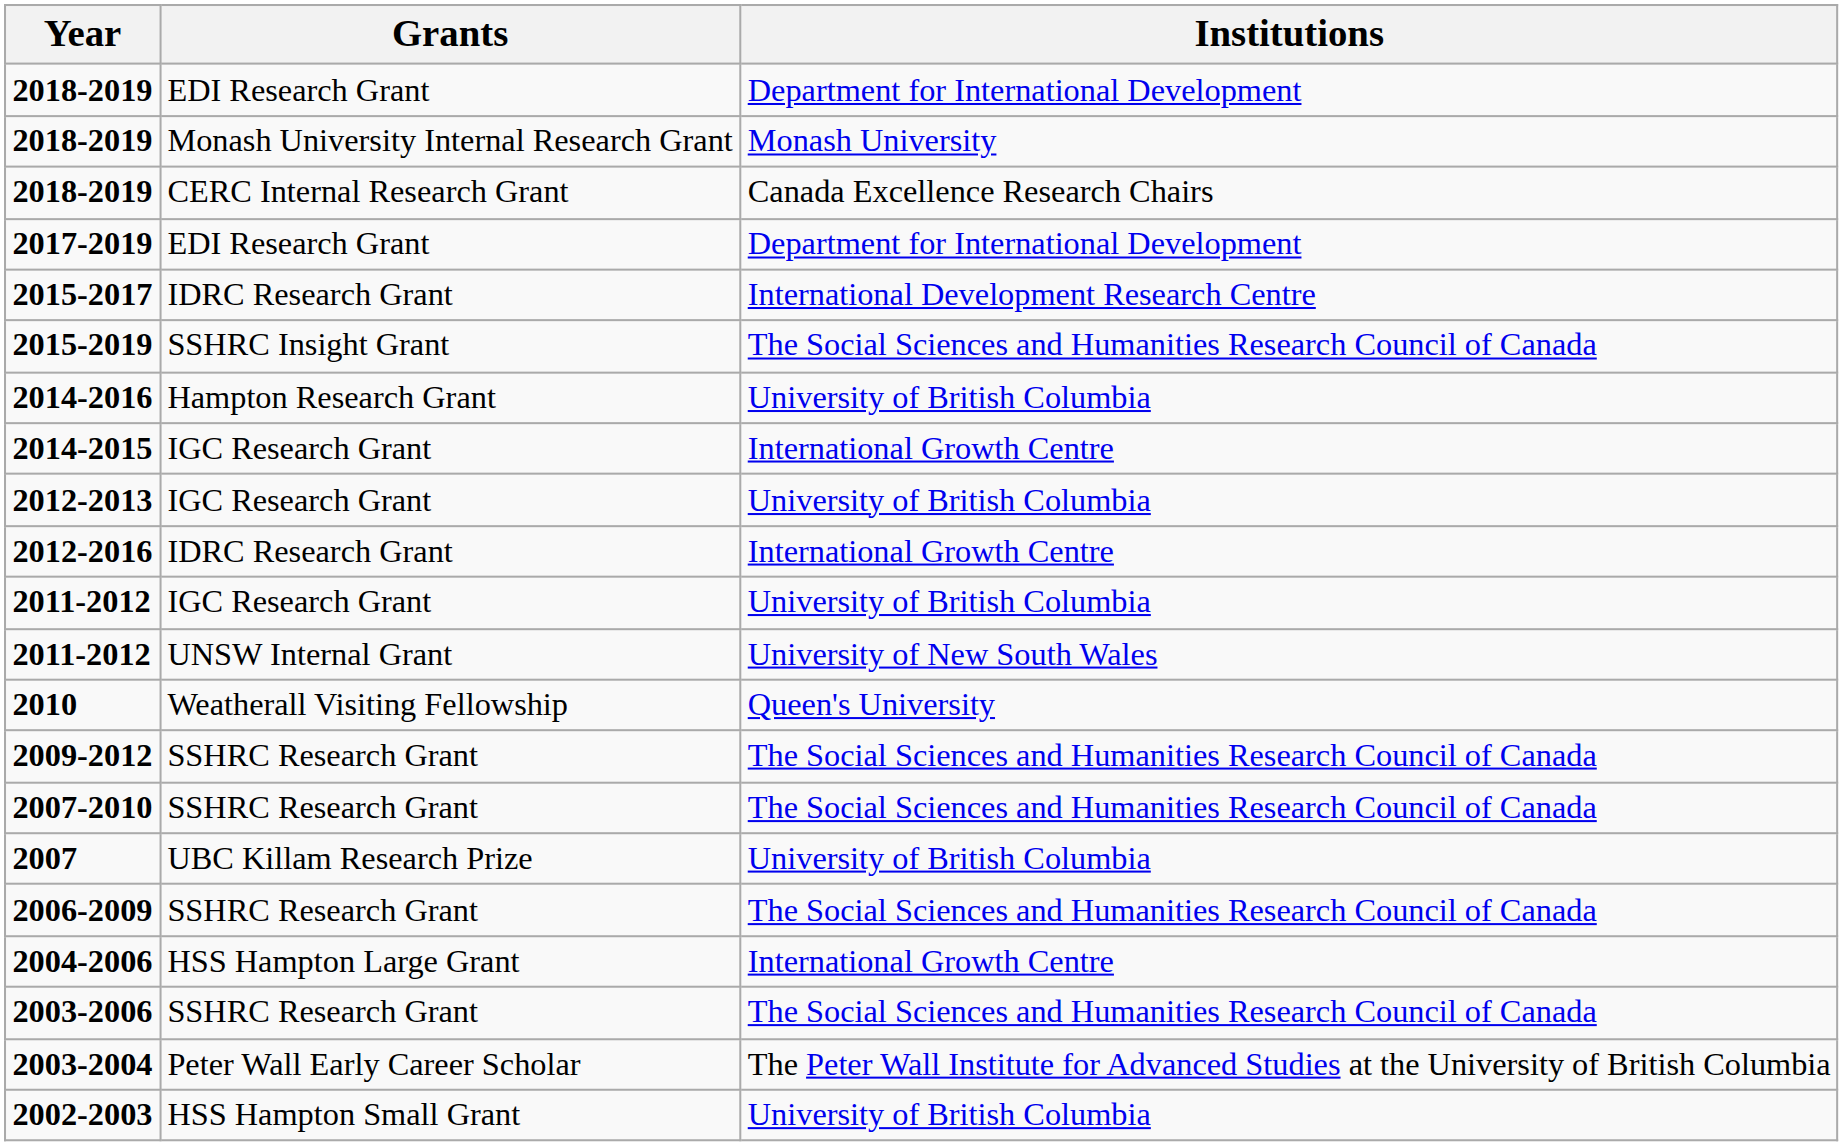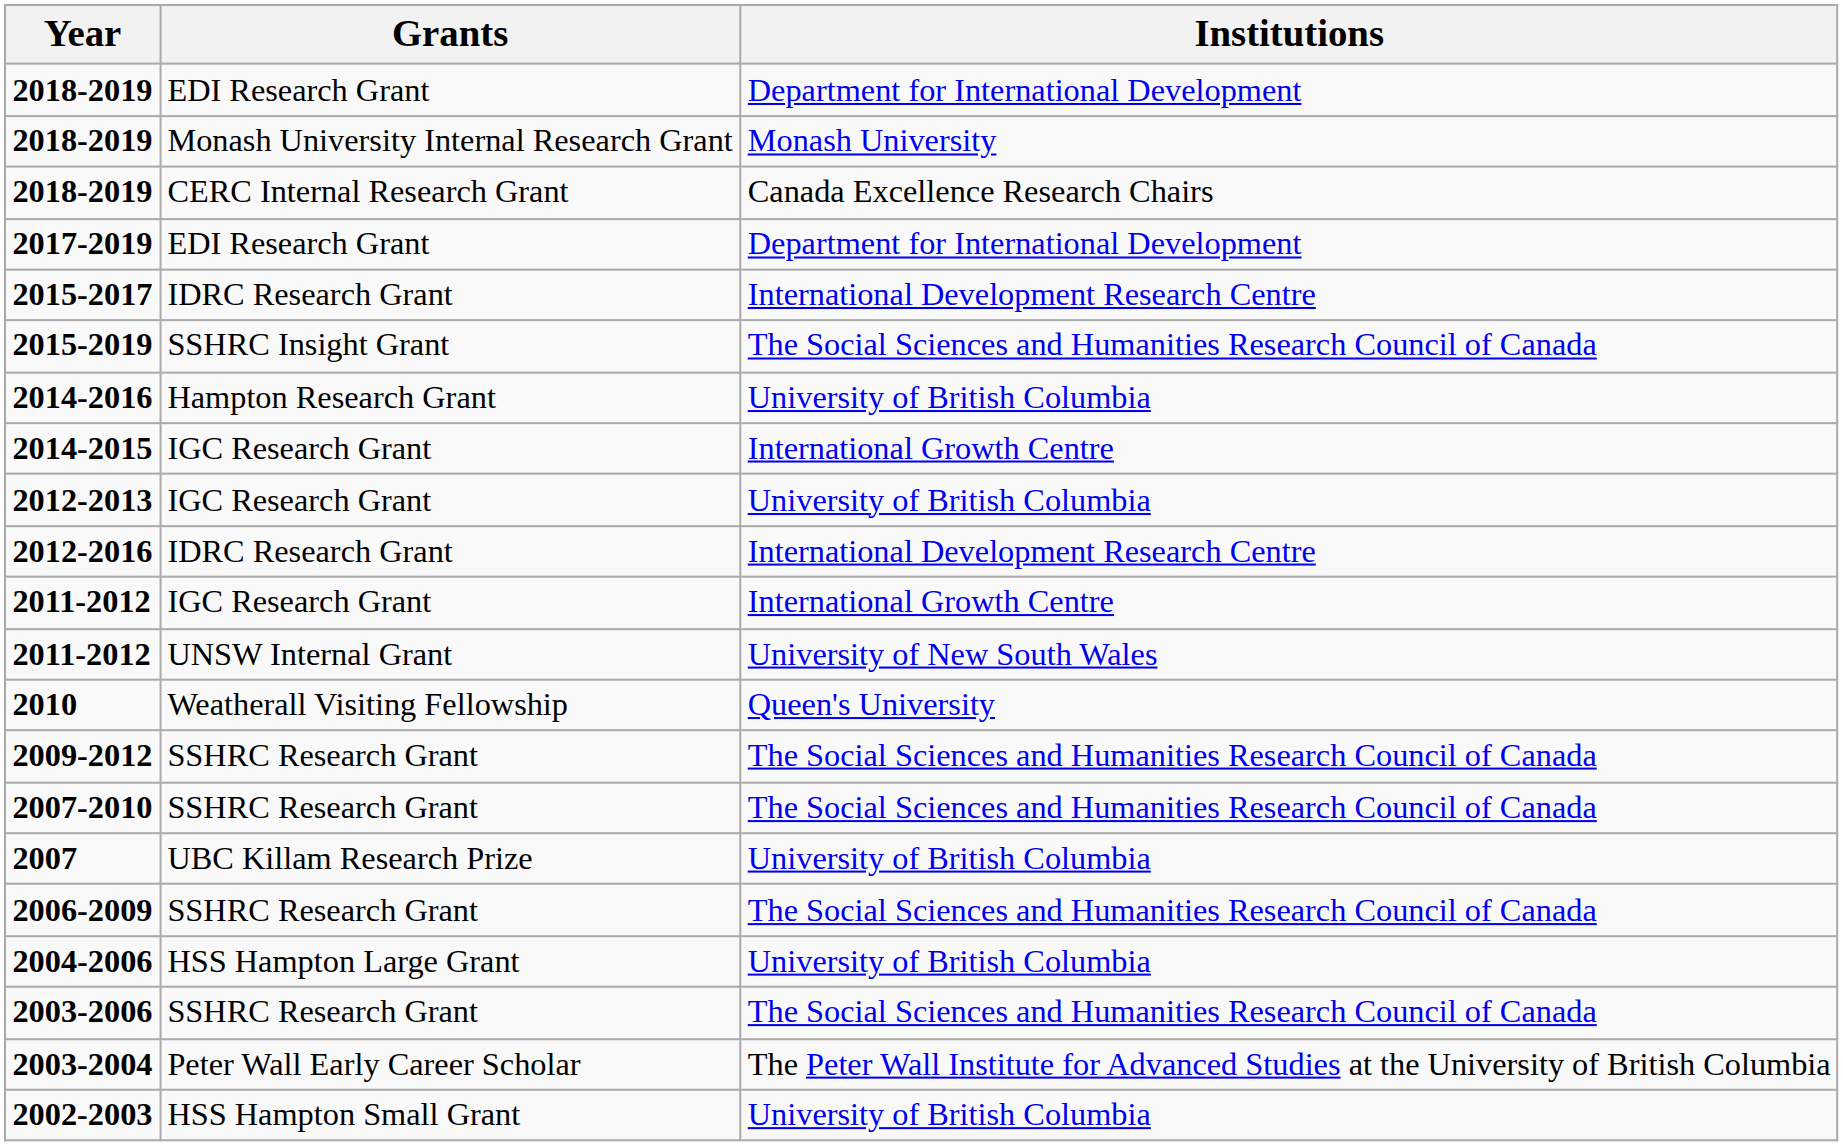(931, 550) International Growth Centre -> (1032, 550) International Development Research Centre
(949, 602) University of British Columbia -> (931, 602) International Growth Centre
(931, 960) International Growth Centre -> (949, 960) University of British Columbia
